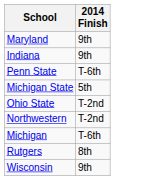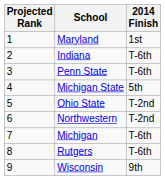+ column: (30, 18)
(85, 39) 9th -> (135, 39) 1st
(85, 55) 9th -> (140, 55) T-6th
(85, 151) 8th -> (140, 151) T-6th
